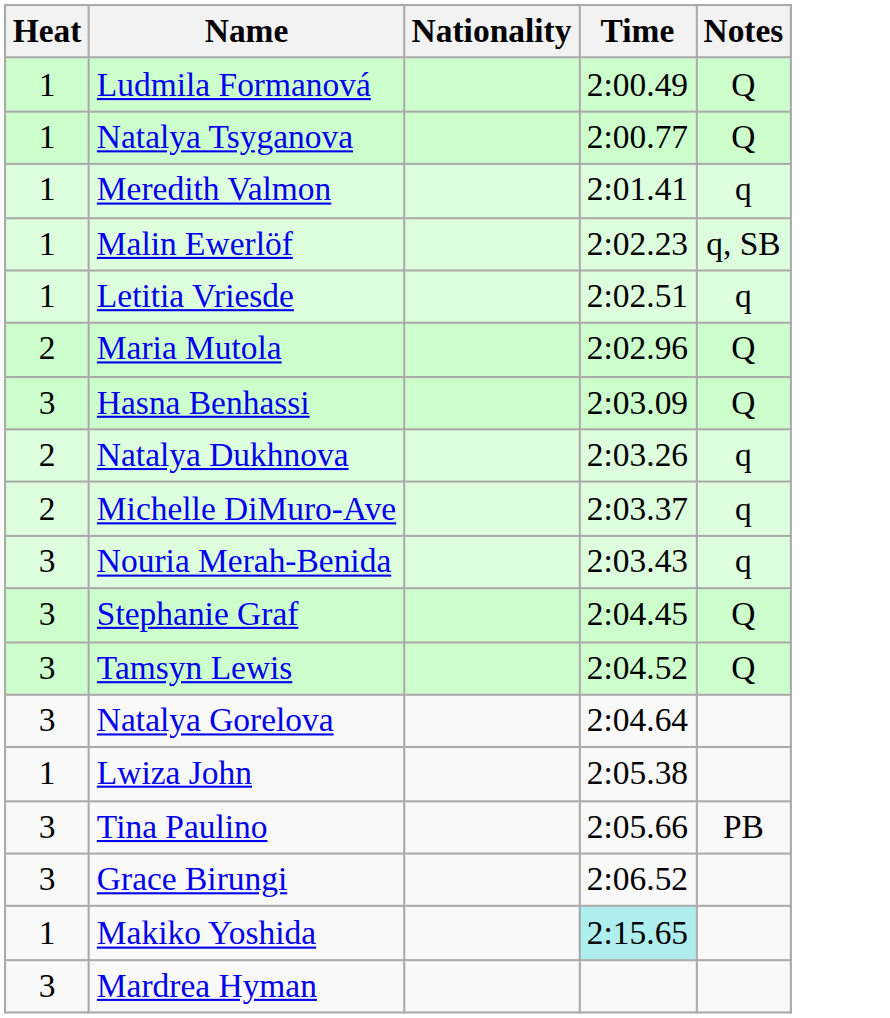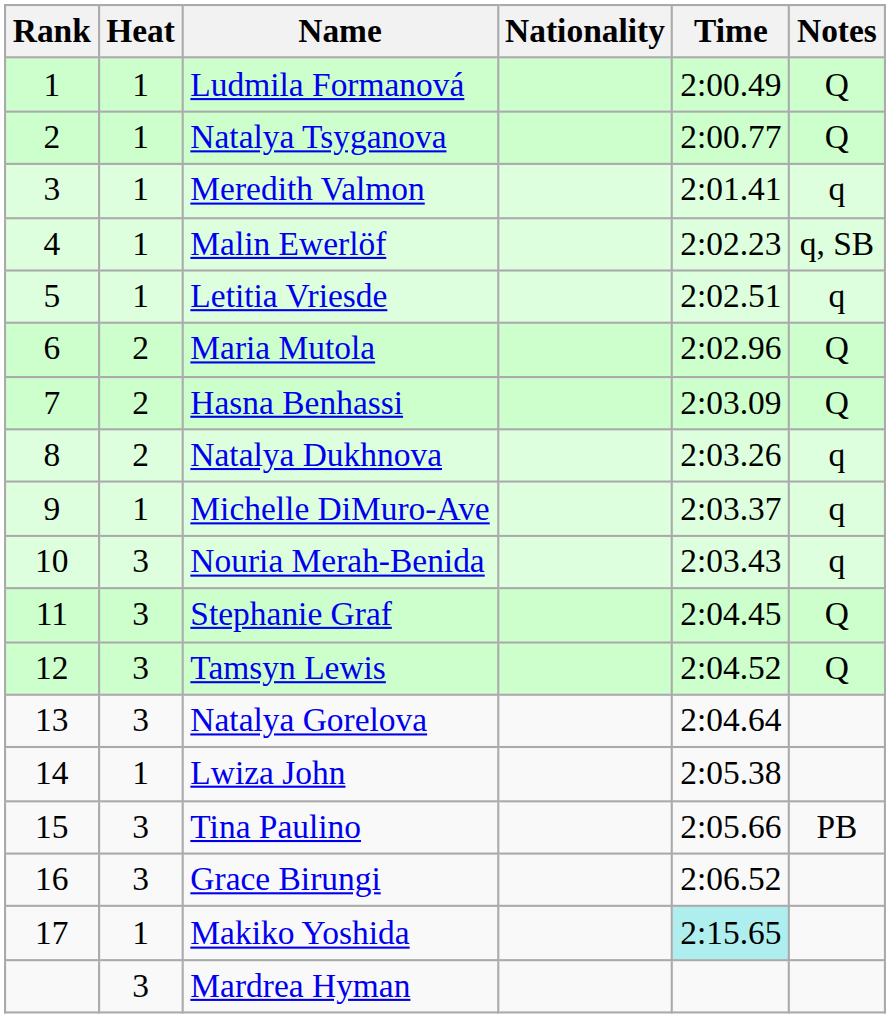+ column: (52, 31)
(47, 402) 3 -> (141, 402) 2
(47, 508) 2 -> (141, 508) 1
